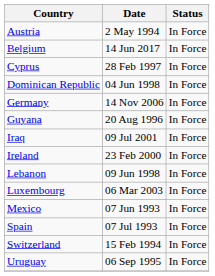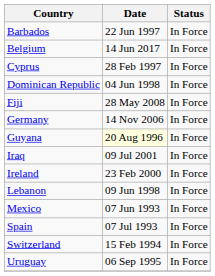- row: (23, 31)
+ row: (28, 31)
+ row: (15, 102)
(134, 119) no background -> (134, 137) lightyellow background
- row: (36, 191)
